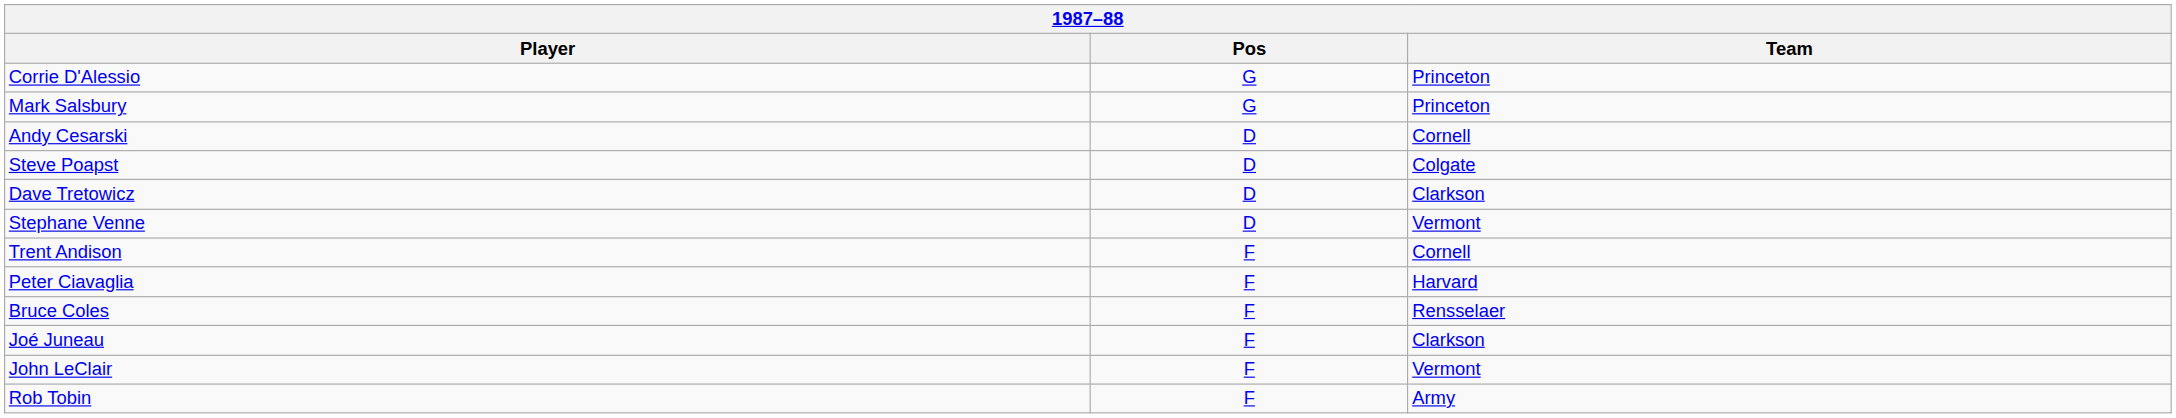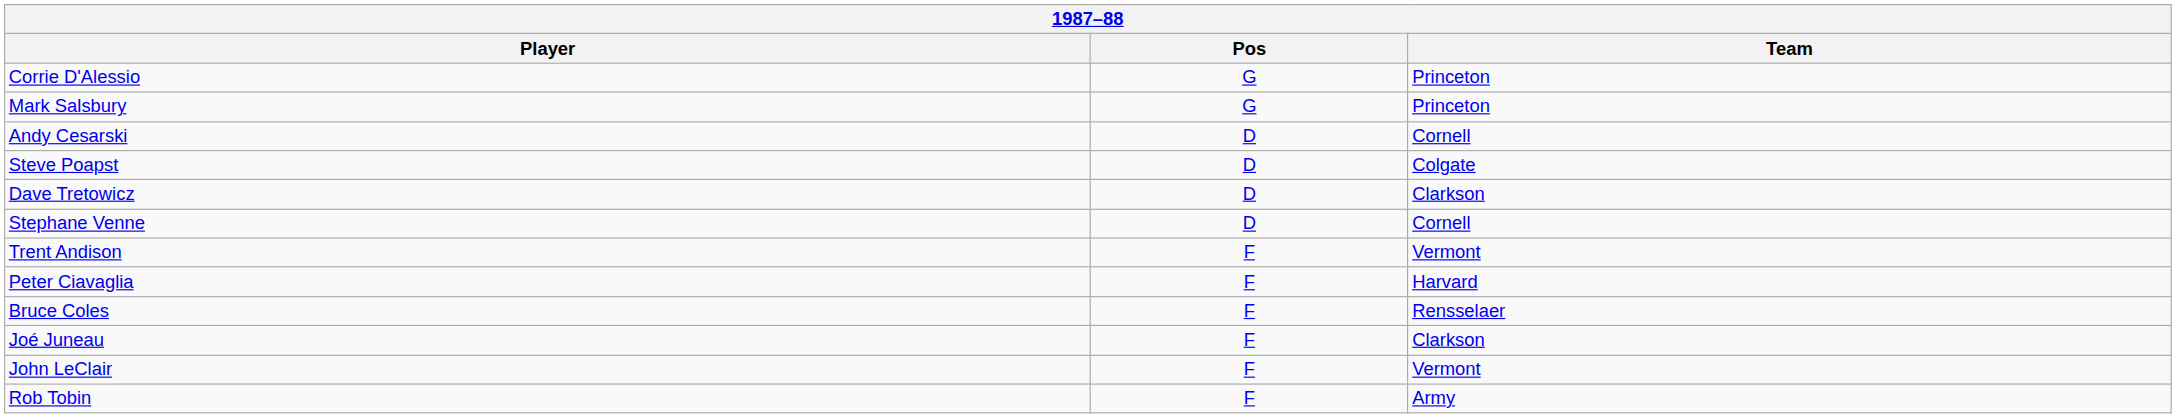(1446, 223) Vermont -> (1441, 223) Cornell
(1441, 252) Cornell -> (1446, 252) Vermont
